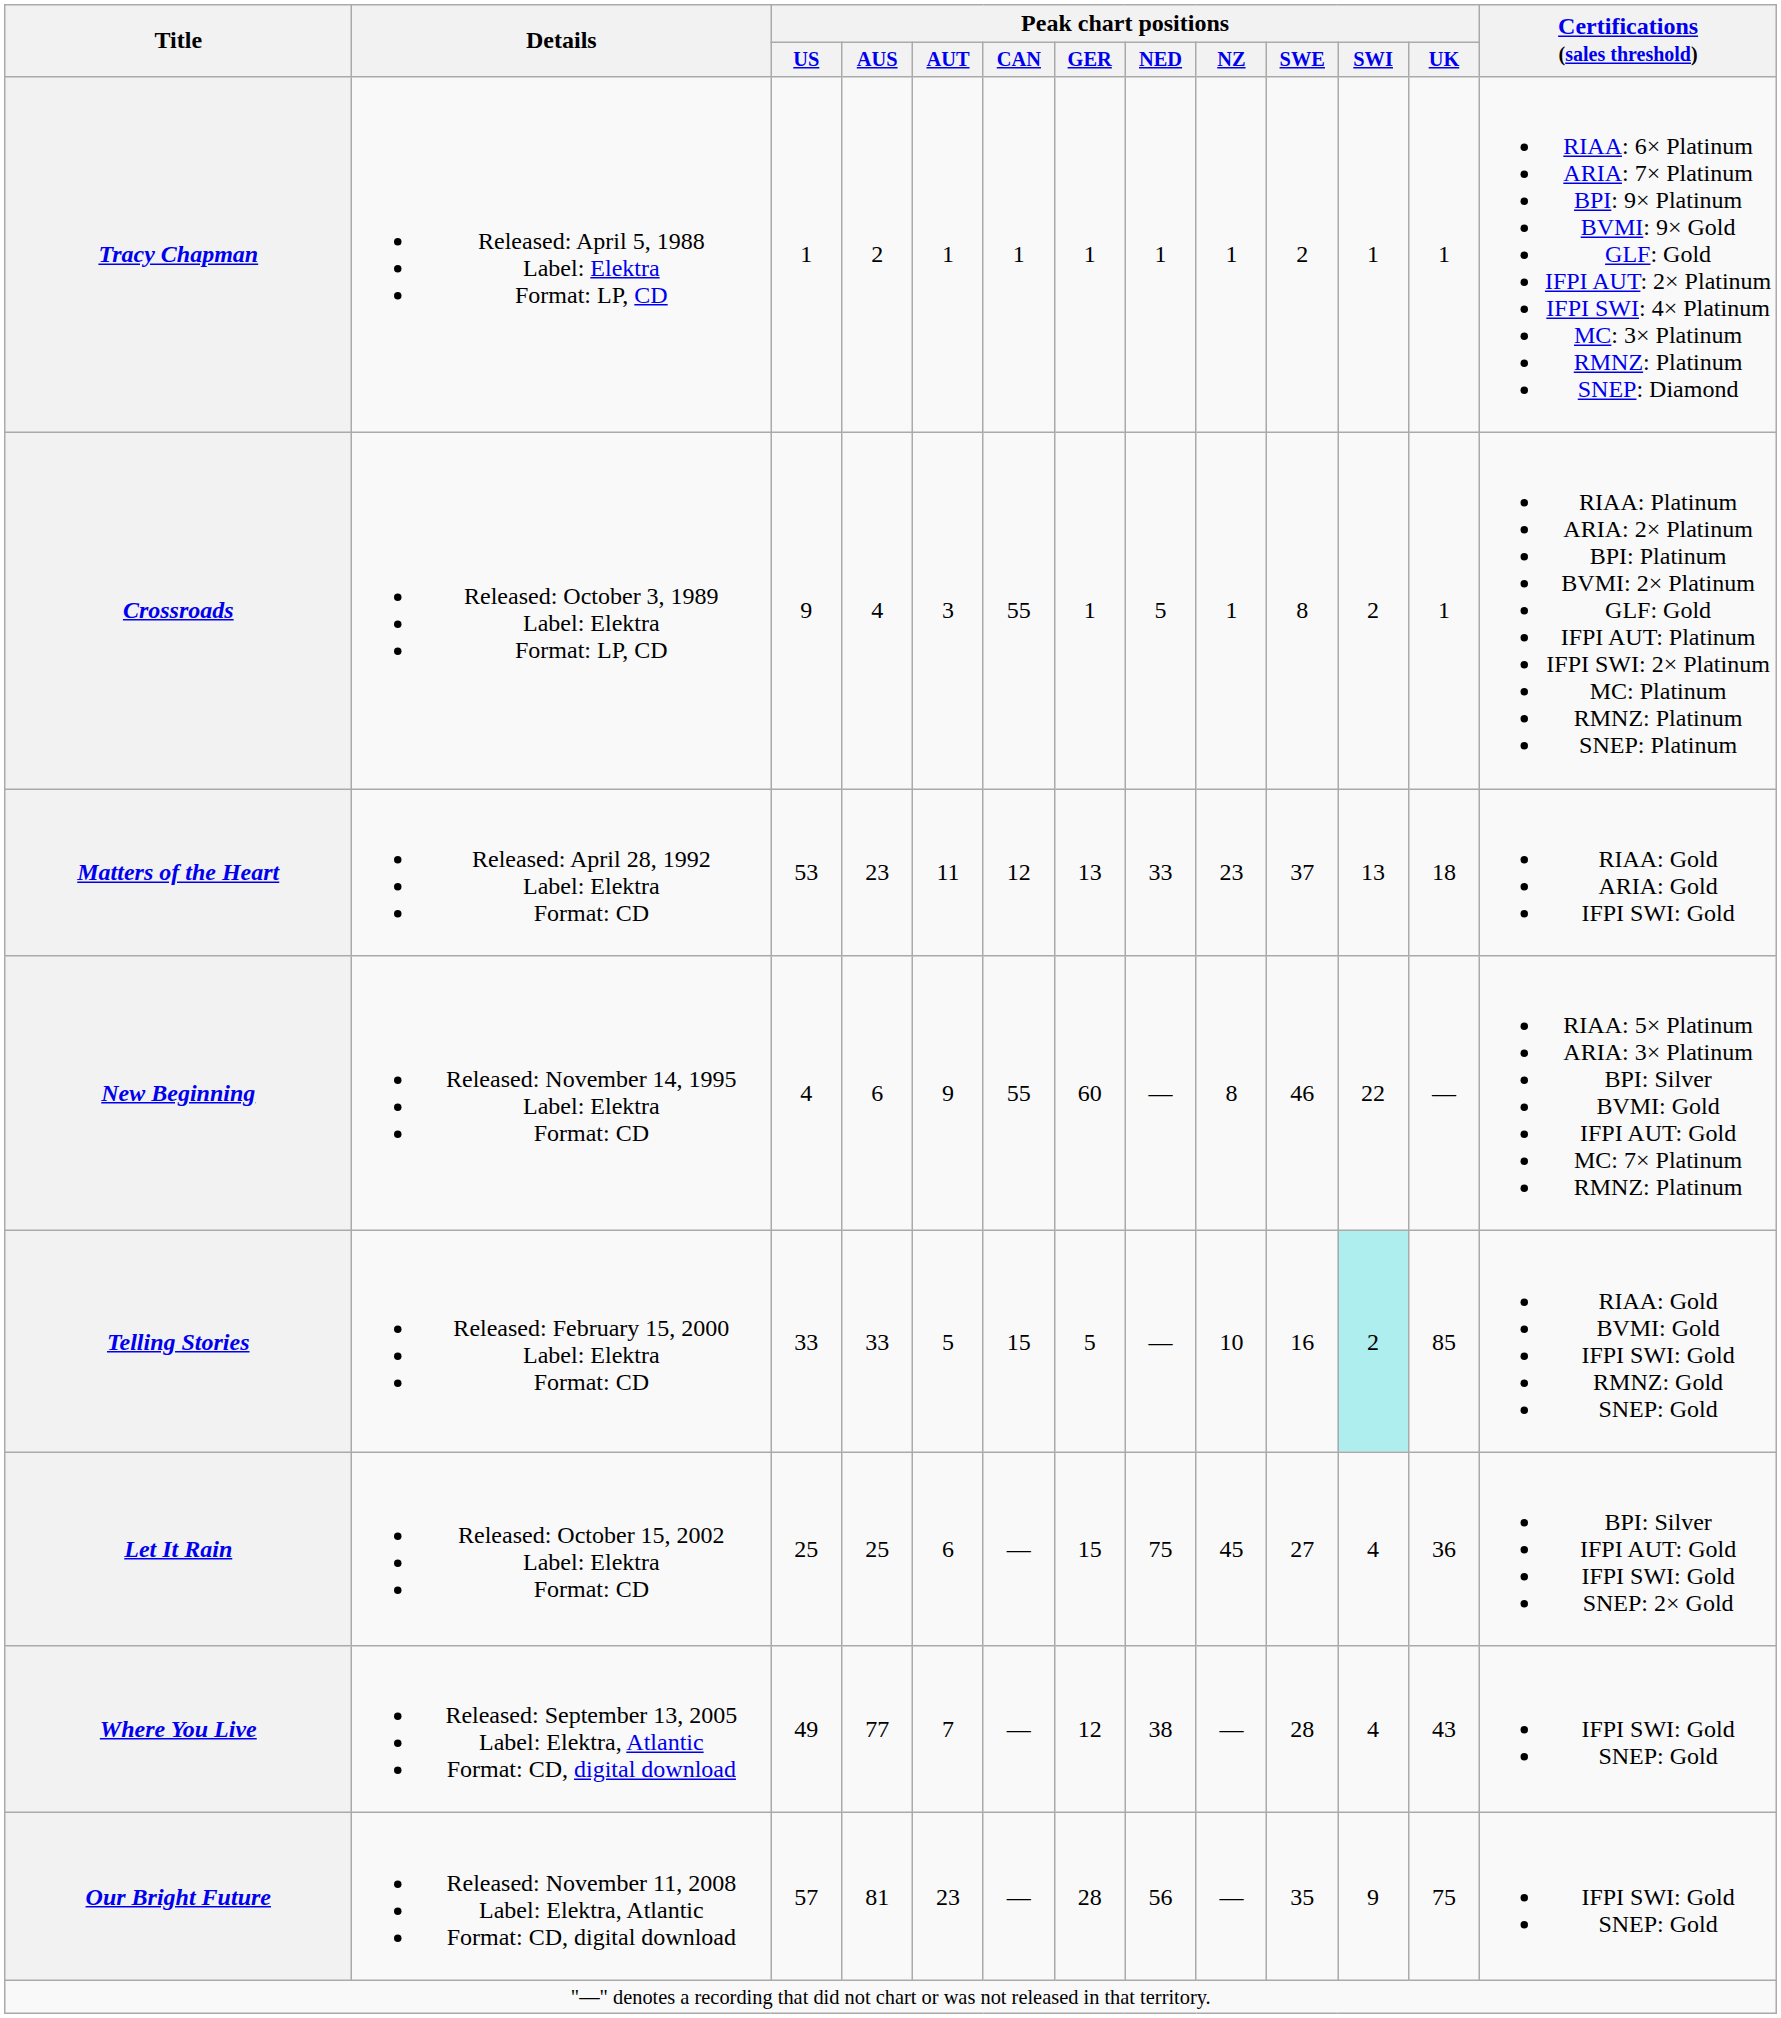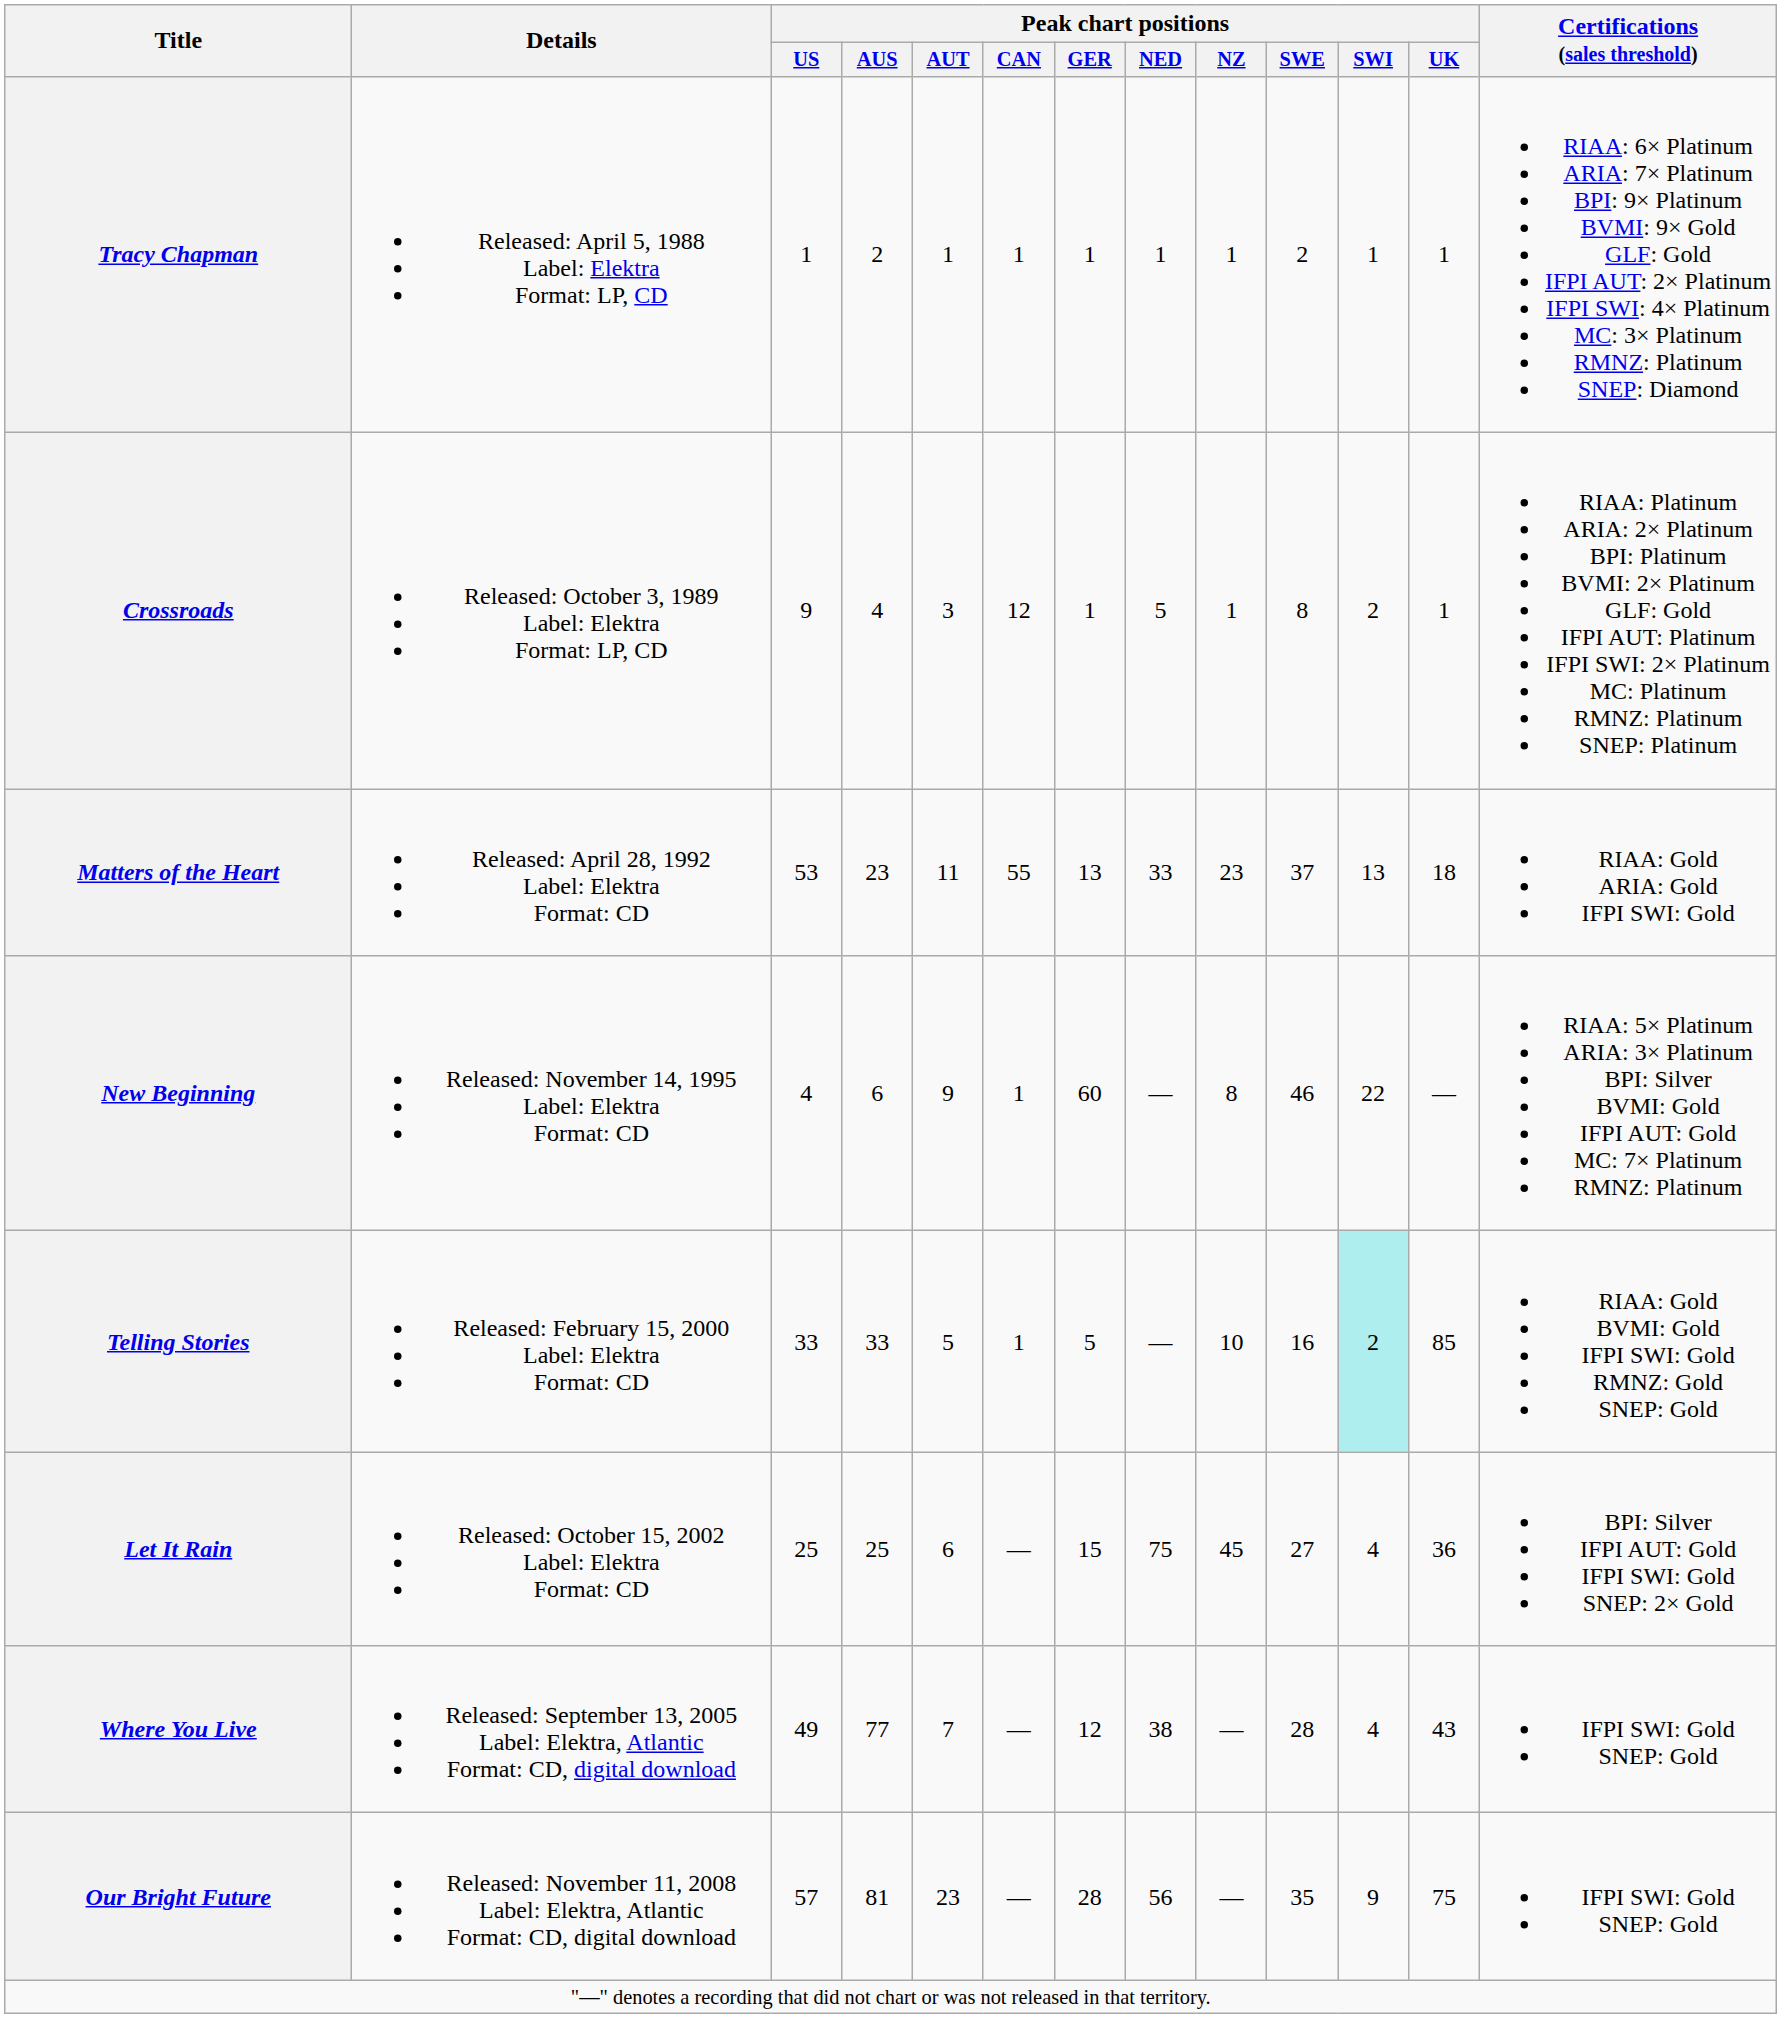(1019, 610) 55 -> (1019, 610) 12
(1019, 871) 12 -> (1019, 871) 55
(1019, 1092) 55 -> (1019, 1092) 1
(1019, 1340) 15 -> (1019, 1340) 1
